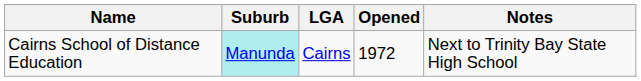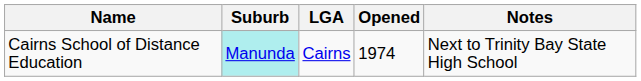(377, 53) 1972 -> (377, 53) 1974
